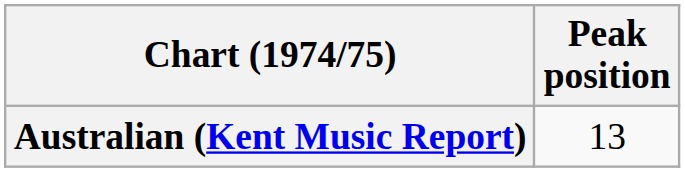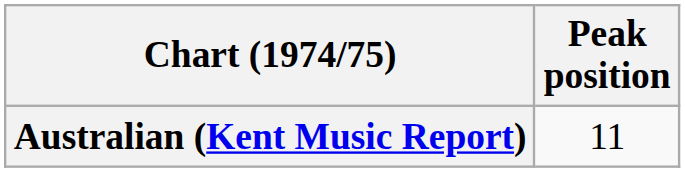(607, 135) 13 -> (607, 135) 11
